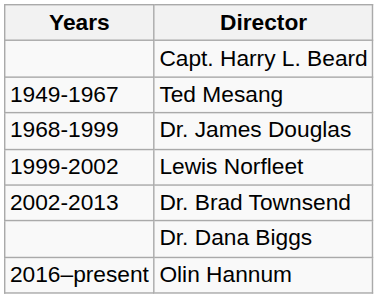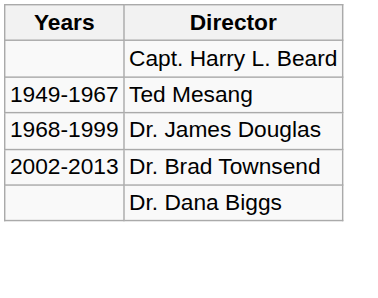- row: (231, 166)
- row: (226, 274)
